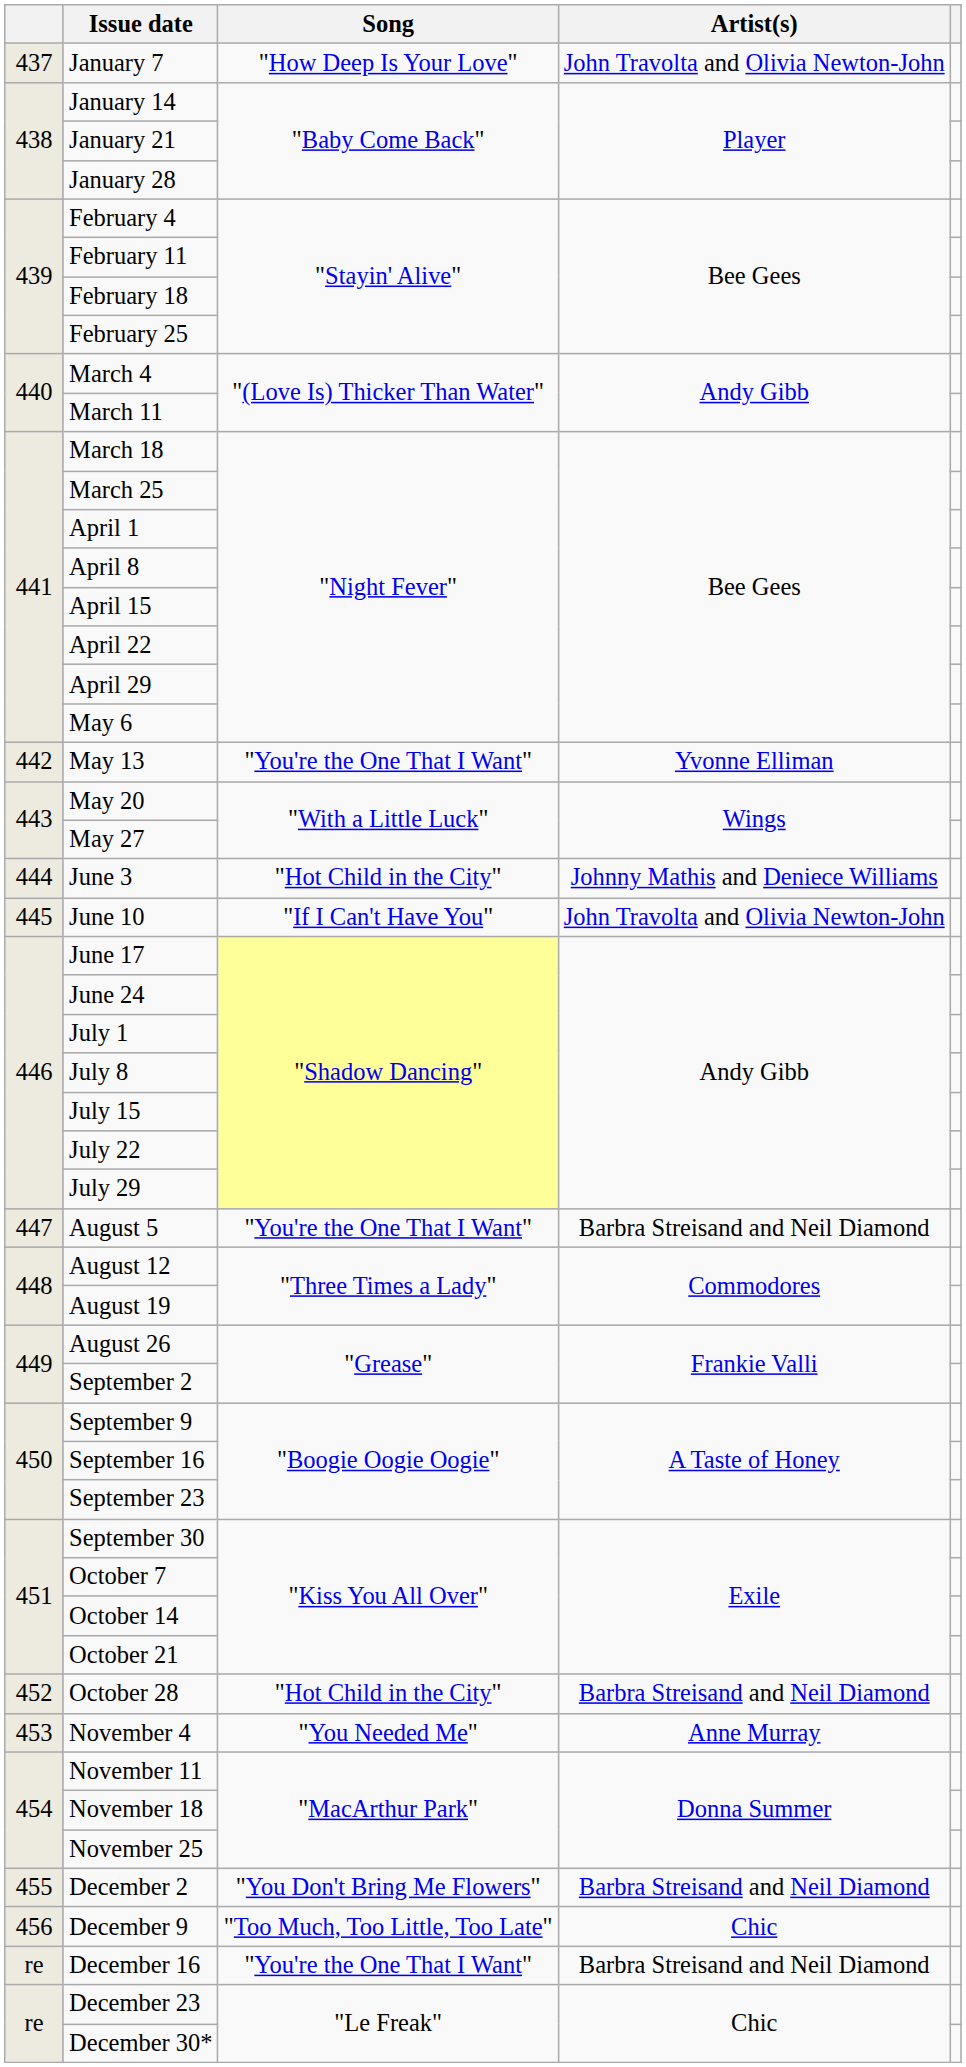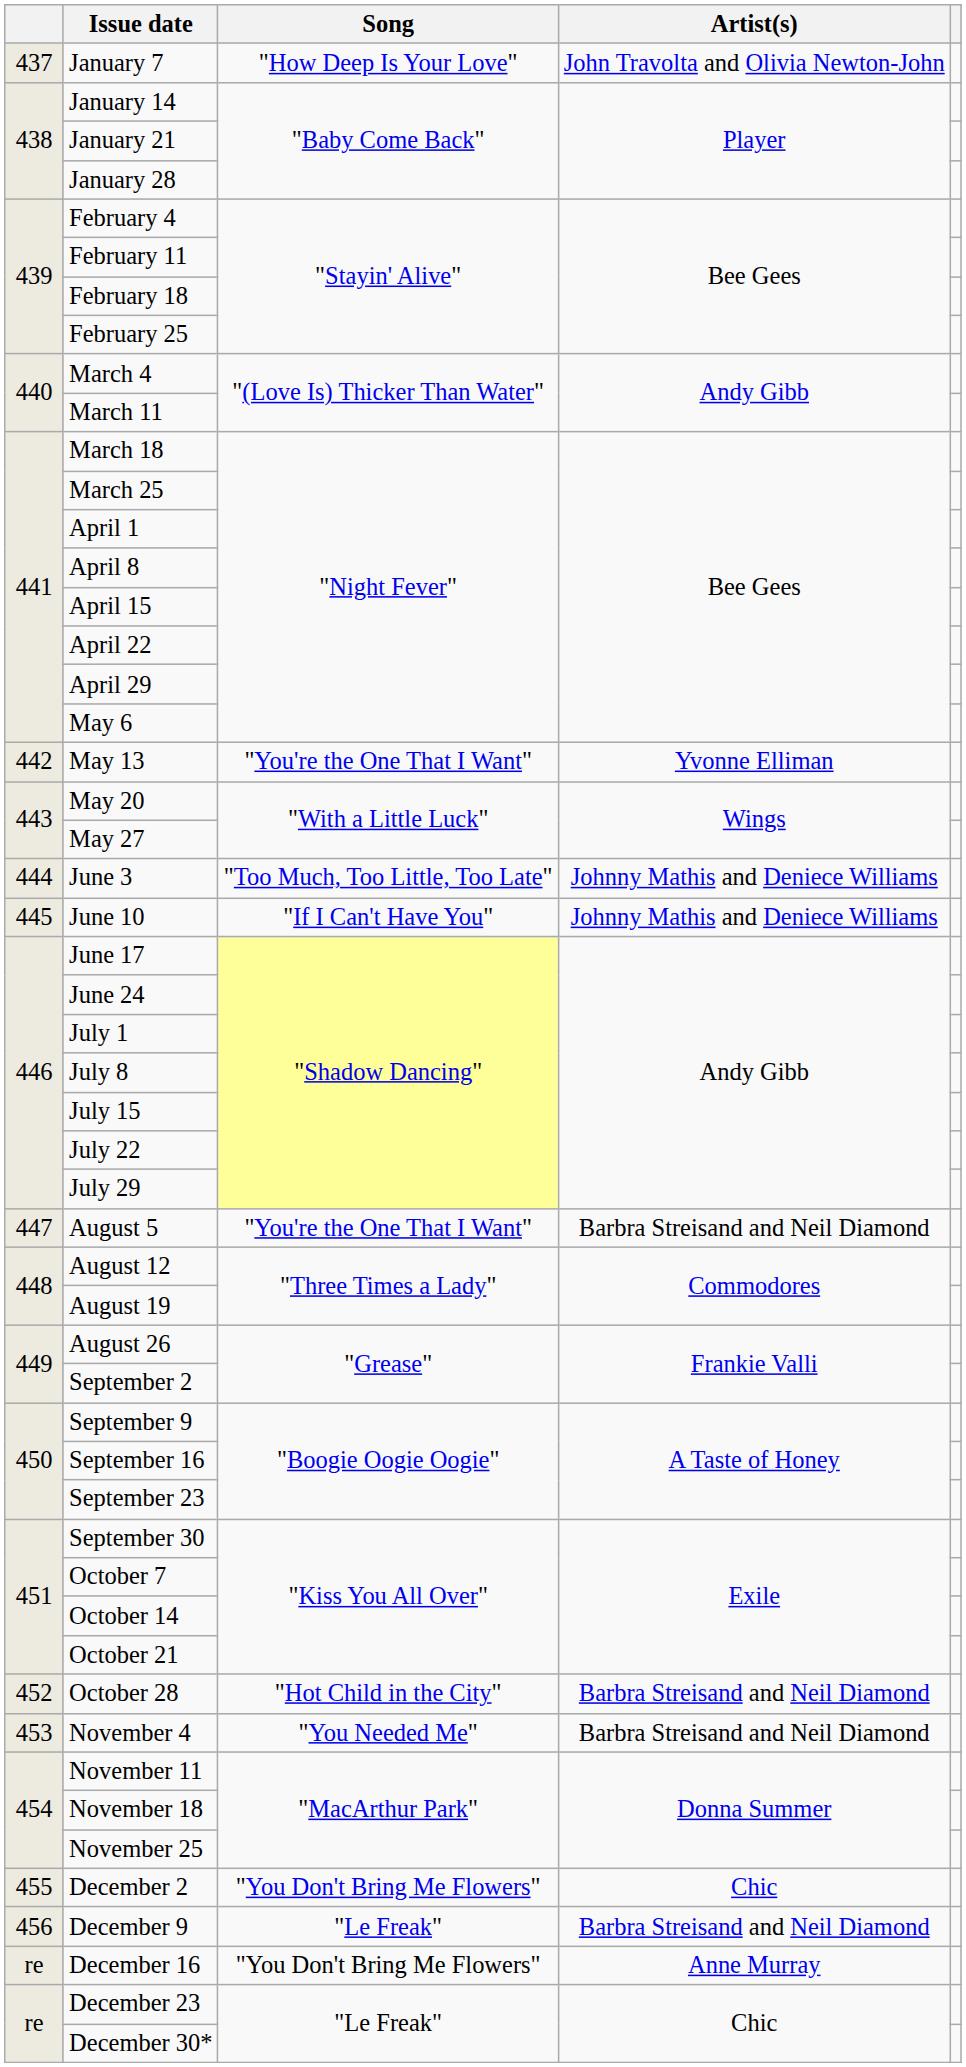(388, 878) "Hot Child in the City" -> (388, 878) "Too Much, Too Little, Too Late"
(754, 916) John Travolta and Olivia Newton-John -> (754, 916) Johnny Mathis and Deniece Williams
(754, 1732) Anne Murray -> (754, 1732) Barbra Streisand and Neil Diamond
(754, 1887) Barbra Streisand and Neil Diamond -> (754, 1887) Chic
(388, 1926) "Too Much, Too Little, Too Late" -> (388, 1926) "Le Freak"
(754, 1926) Chic -> (754, 1926) Barbra Streisand and Neil Diamond
(388, 1965) "You're the One That I Want" -> (388, 1965) "You Don't Bring Me Flowers"
(754, 1965) Barbra Streisand and Neil Diamond -> (754, 1965) Anne Murray
